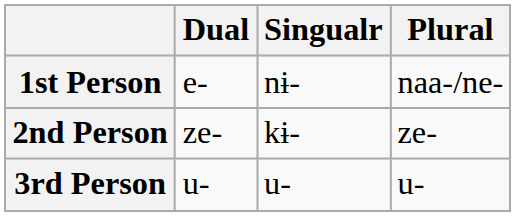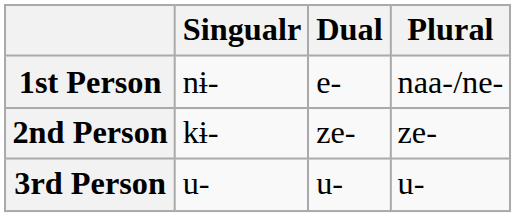columns swapped: (323, 30) <-> (216, 30)
